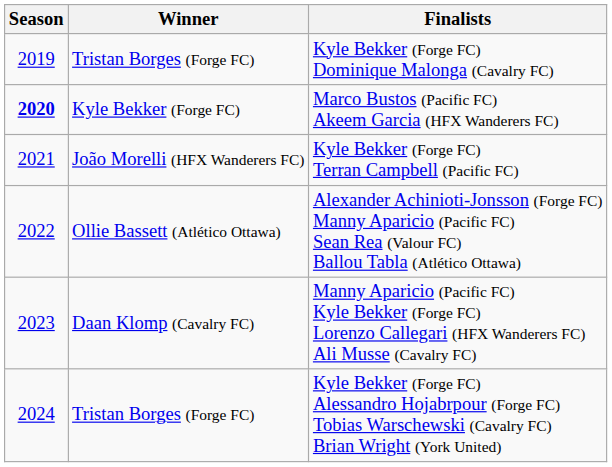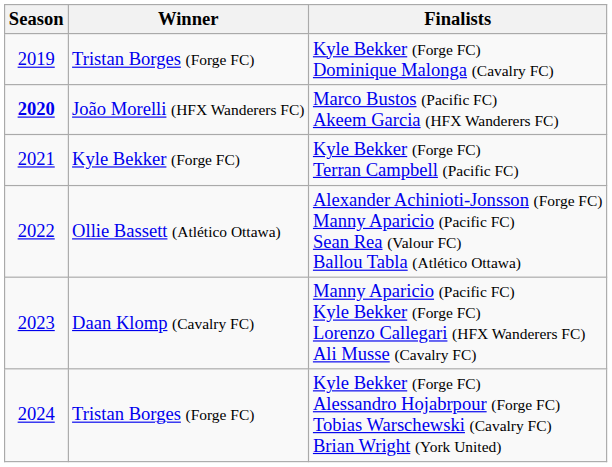(156, 109) Kyle Bekker (Forge FC) -> (188, 109) João Morelli (HFX Wanderers FC)
(188, 159) João Morelli (HFX Wanderers FC) -> (156, 159) Kyle Bekker (Forge FC)
